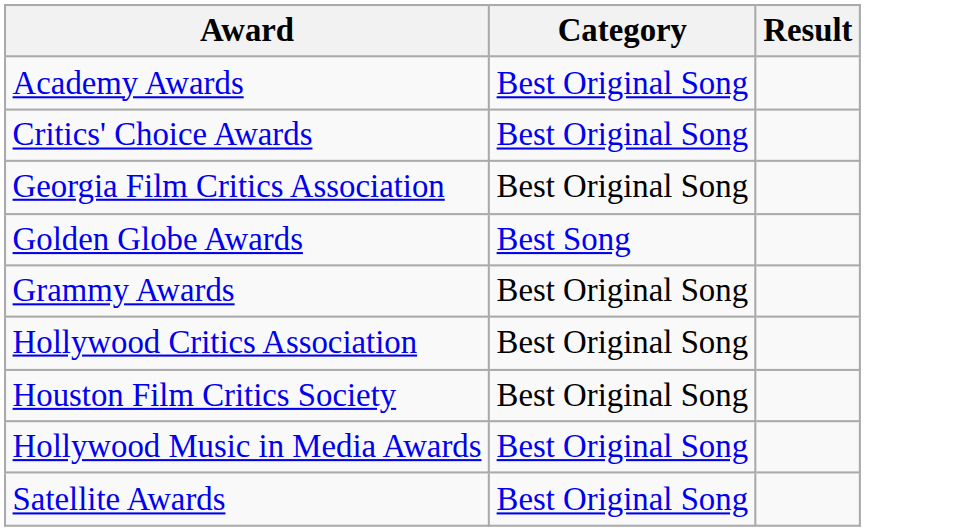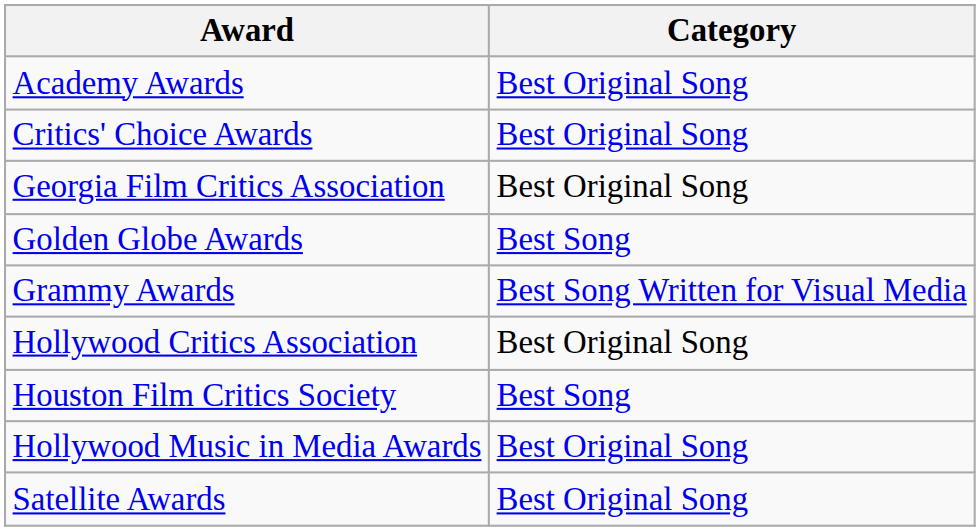- column: (808, 30)
(622, 290) Best Original Song -> (732, 290) Best Song Written for Visual Media
(622, 394) Best Original Song -> (564, 394) Best Song
